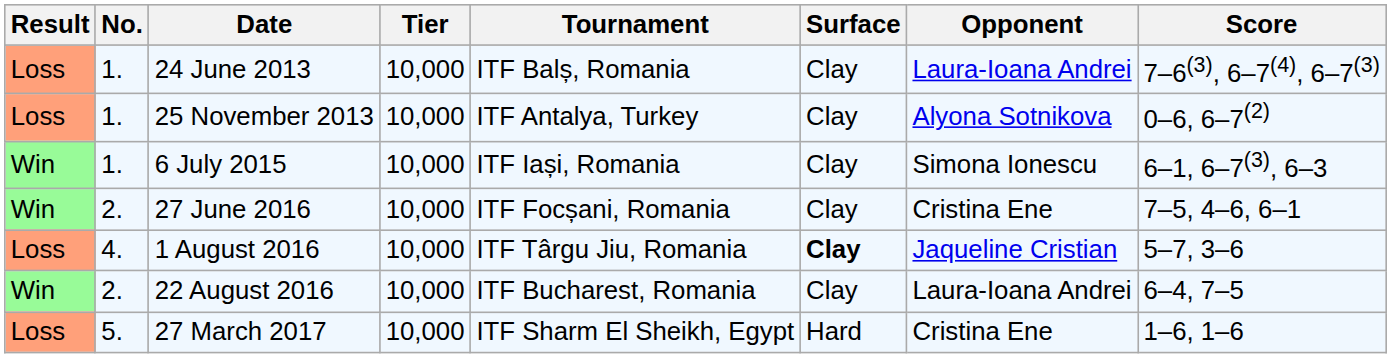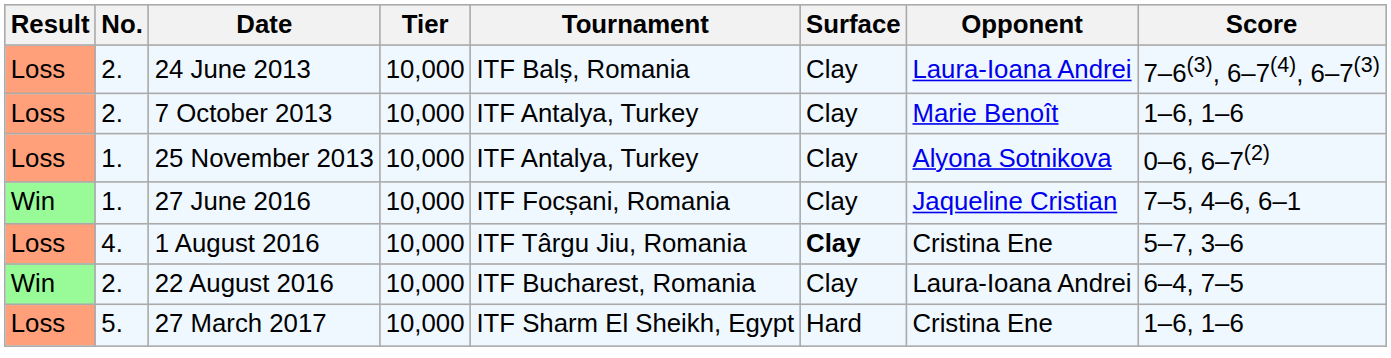(112, 69) 1. -> (112, 69) 2.
+ row: (244, 113)
- row: (221, 164)
(112, 209) 2. -> (112, 202) 1.
(983, 209) Cristina Ene -> (1015, 202) Jaqueline Cristian
(1015, 250) Jaqueline Cristian -> (983, 243) Cristina Ene
